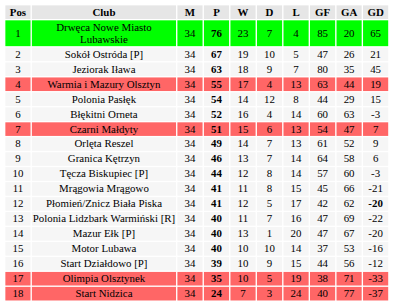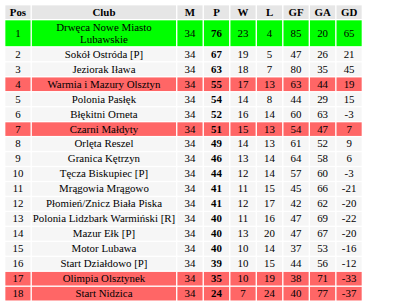- column: (270, 12)
(376, 204) bold -> (349, 204) normal
